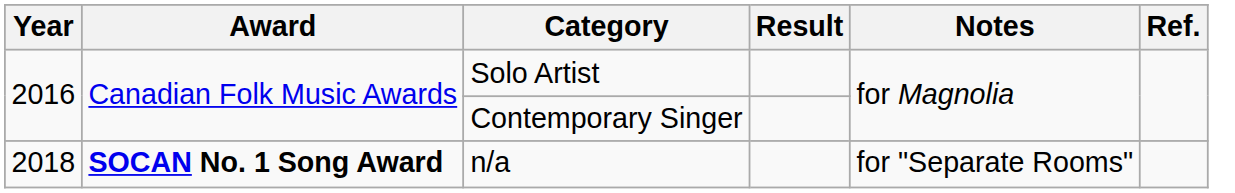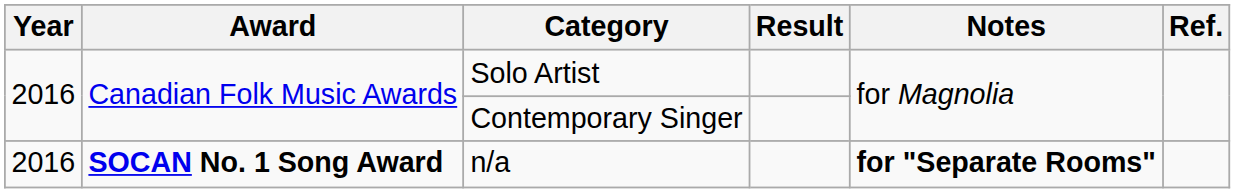(43, 163) 2018 -> (43, 163) 2016
(995, 163) normal -> (1006, 163) bold
